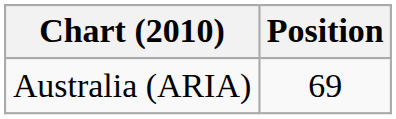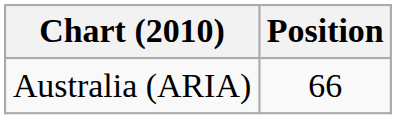(325, 85) 69 -> (325, 85) 66
